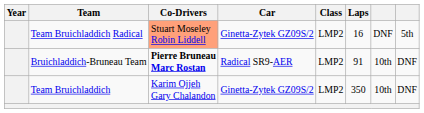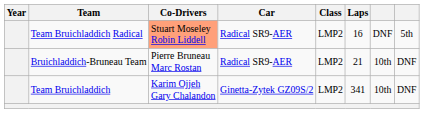(267, 34) Ginetta-Zytek GZ09S/2 -> (256, 34) Radical SR9-AER
(183, 62) bold -> (181, 62) normal
(358, 62) 91 -> (358, 62) 21
(358, 90) 350 -> (358, 90) 341
